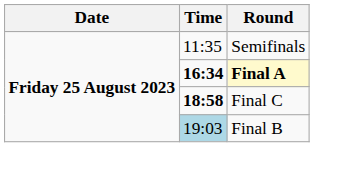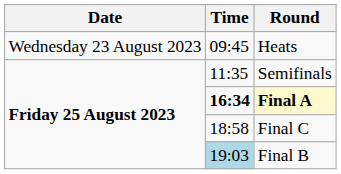+ row: (277, 45)
(203, 100) bold -> (229, 127) normal
